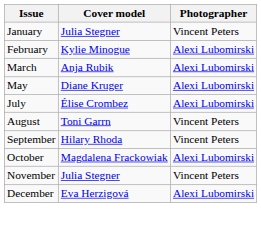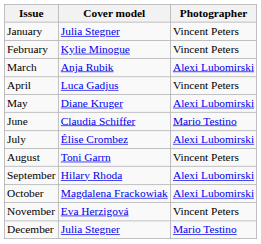(214, 49) Alexi Lubomirski -> (206, 49) Vincent Peters
+ row: (19, 85)
+ row: (17, 121)
(206, 139) Vincent Peters -> (214, 175) Alexi Lubomirski
(90, 175) Julia Stegner -> (95, 211) Eva Herzigová
(95, 193) Eva Herzigová -> (90, 229) Julia Stegner
(214, 193) Alexi Lubomirski -> (205, 229) Mario Testino
